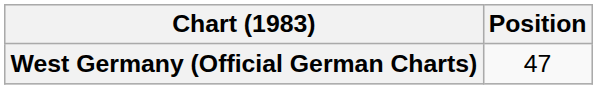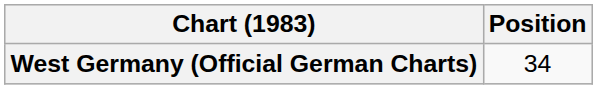(538, 63) 47 -> (538, 63) 34
